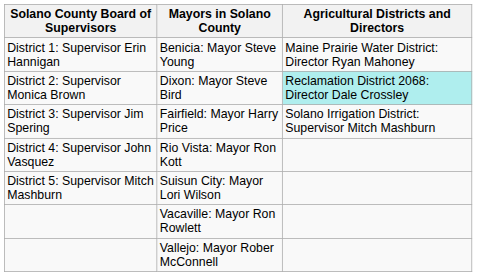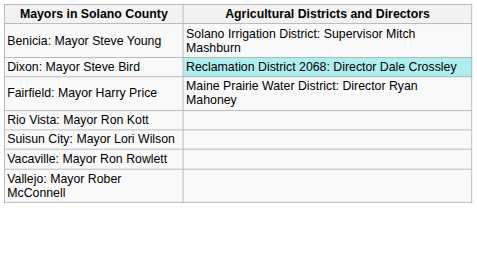- column: (81, 21)
(362, 54) Maine Prairie Water District: Director Ryan Mahoney -> (301, 40) Solano Irrigation District: Supervisor Mitch Mashburn
(360, 121) Solano Irrigation District: Supervisor Mitch Mashburn -> (302, 93) Maine Prairie Water District: Director Ryan Mahoney
